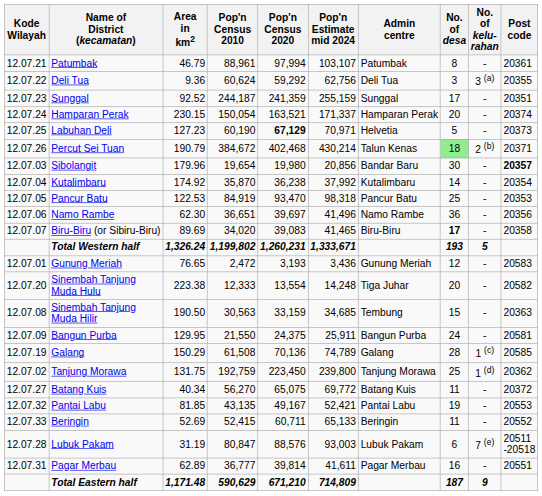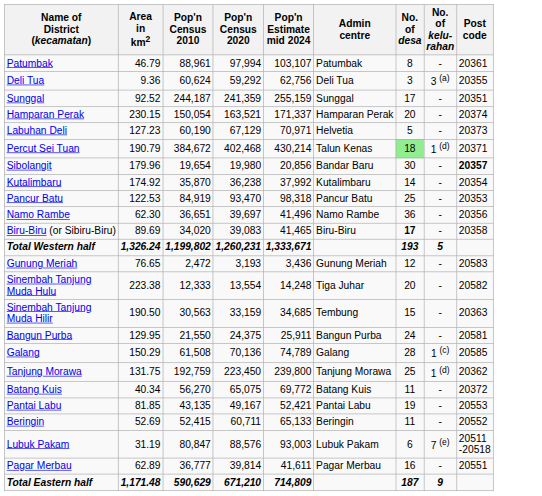- column: (27, 29)
(290, 131) bold -> (245, 131) normal
(485, 148) 2 (b) -> (440, 148) 1 (d)
